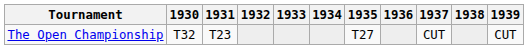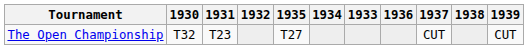columns swapped: (291, 15) <-> (363, 15)
